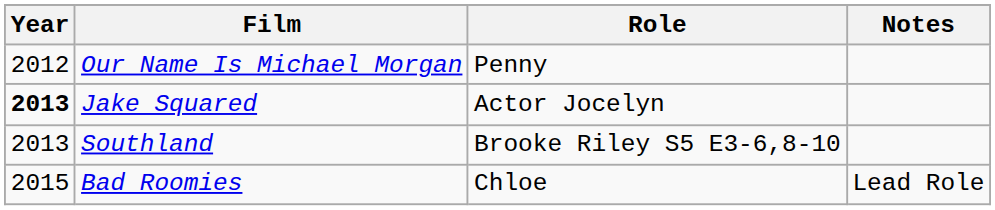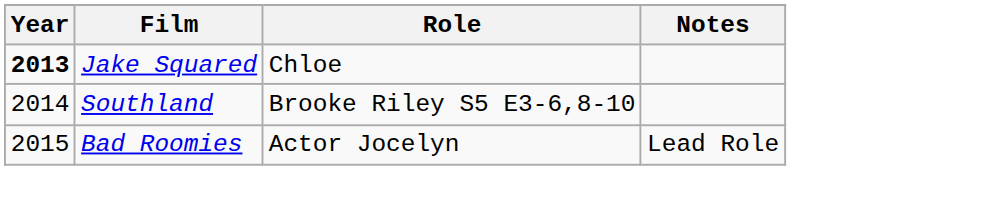- row: (272, 65)
(569, 105) Actor Jocelyn -> (305, 65) Chloe
(40, 144) 2013 -> (40, 105) 2014
(511, 184) Chloe -> (364, 144) Actor Jocelyn
